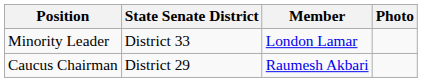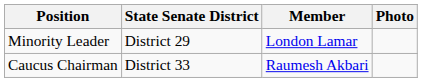(157, 41) District 33 -> (157, 41) District 29
(157, 65) District 29 -> (157, 65) District 33
